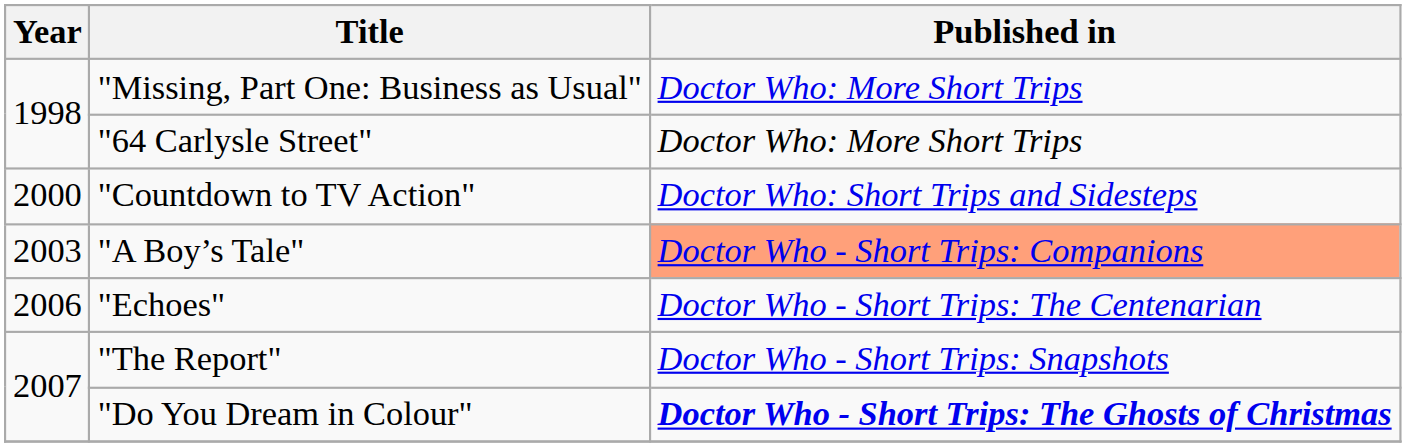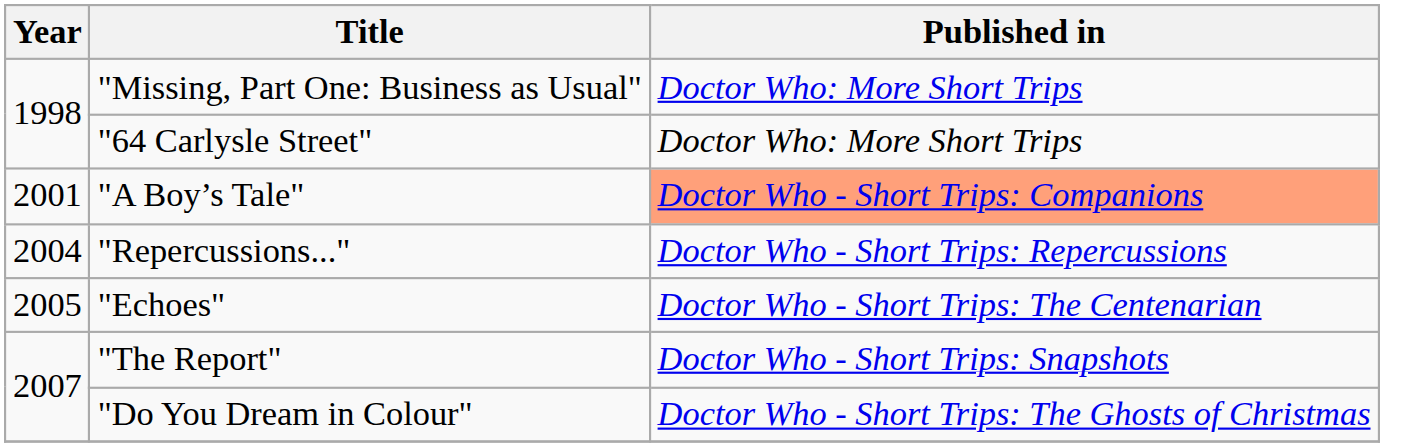- row: (286, 195)
(47, 250) 2003 -> (47, 195) 2001
+ row: (224, 250)
(47, 304) 2006 -> (47, 304) 2005
(1025, 413) bold -> (1014, 413) normal
